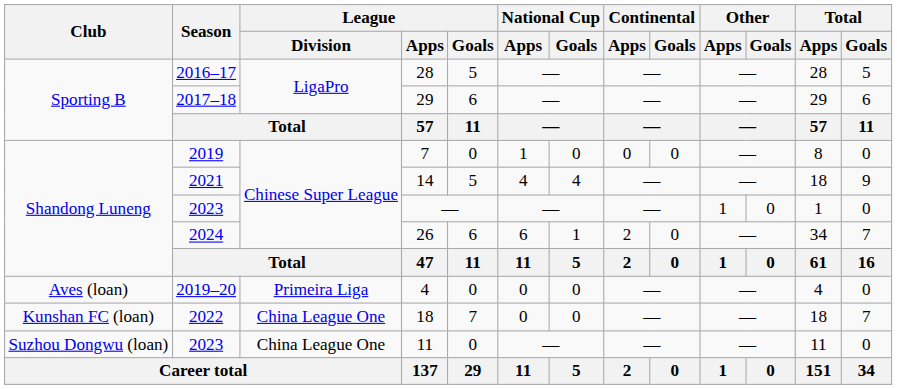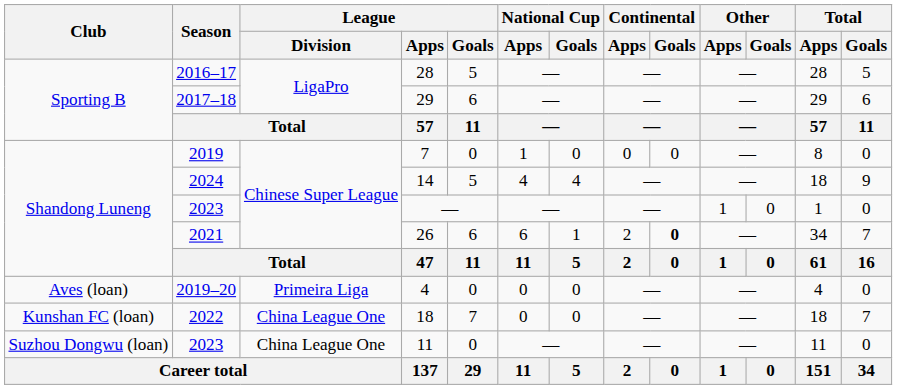(206, 180) 2021 -> (206, 180) 2024
(206, 235) 2024 -> (206, 235) 2021
(675, 235) normal -> (675, 235) bold
